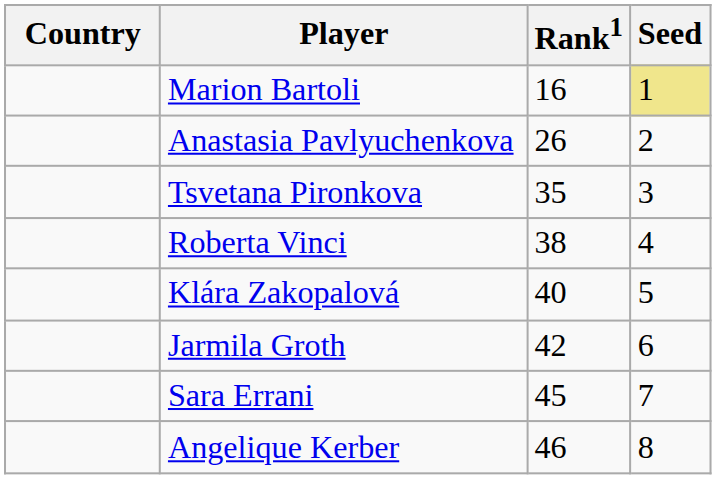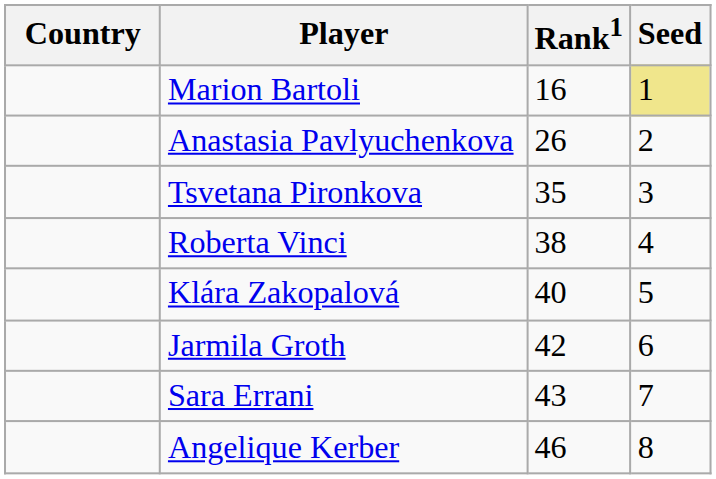(551, 395) 45 -> (551, 395) 43
